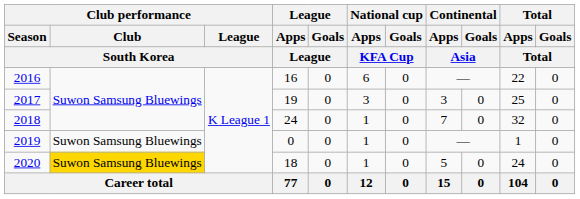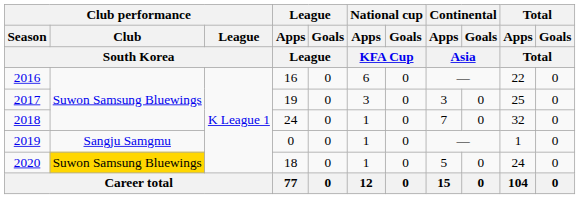(127, 141) Suwon Samsung Bluewings -> (127, 141) Sangju Samgmu
